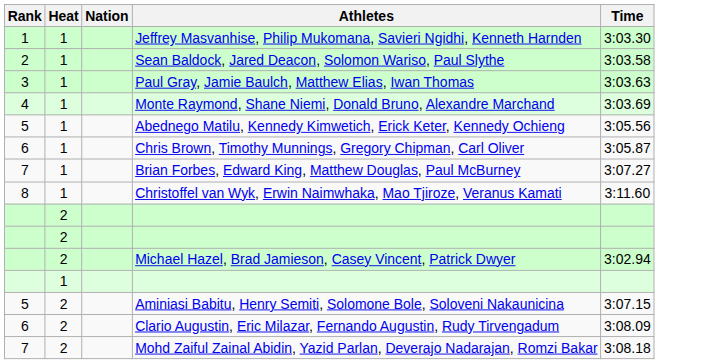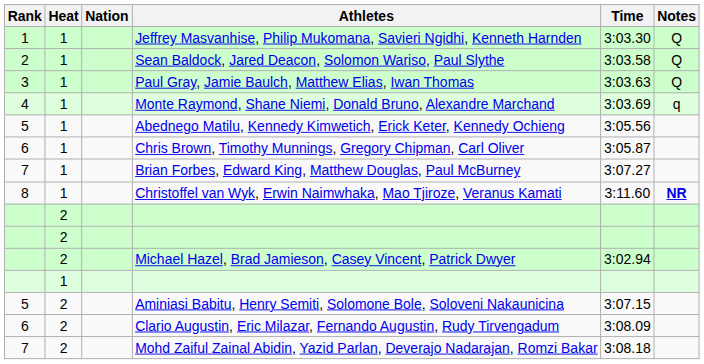+ column: (677, 16)
